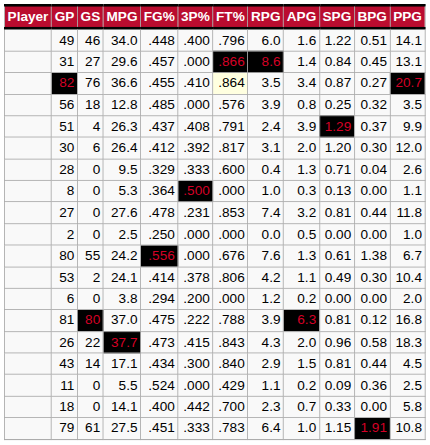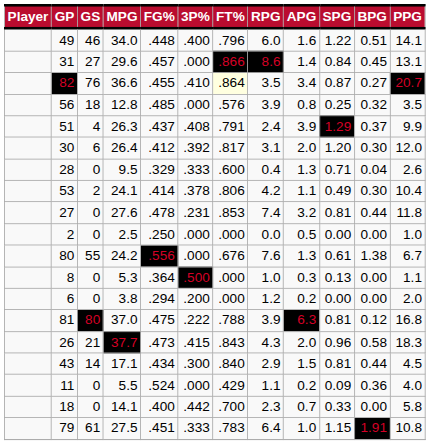rows swapped: (71, 191) <-> (67, 277)
(93, 342) 22 -> (93, 342) 21
(412, 385) 2.5 -> (412, 385) 4.0
